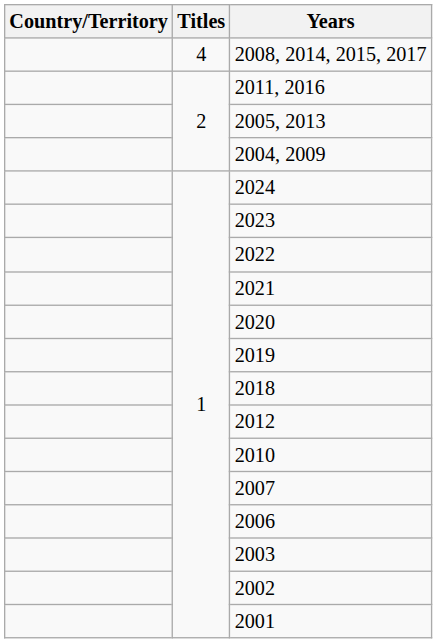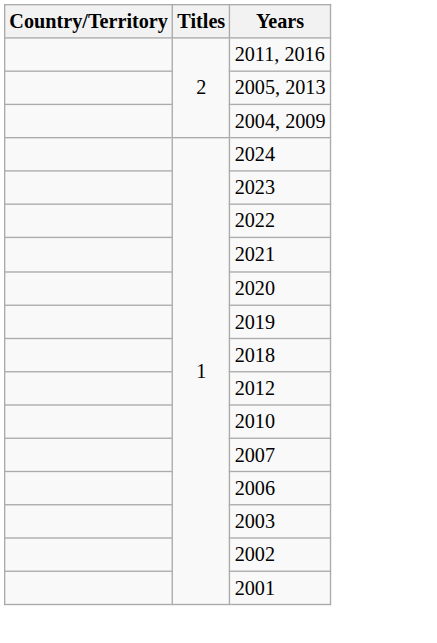- row: (331, 54)
